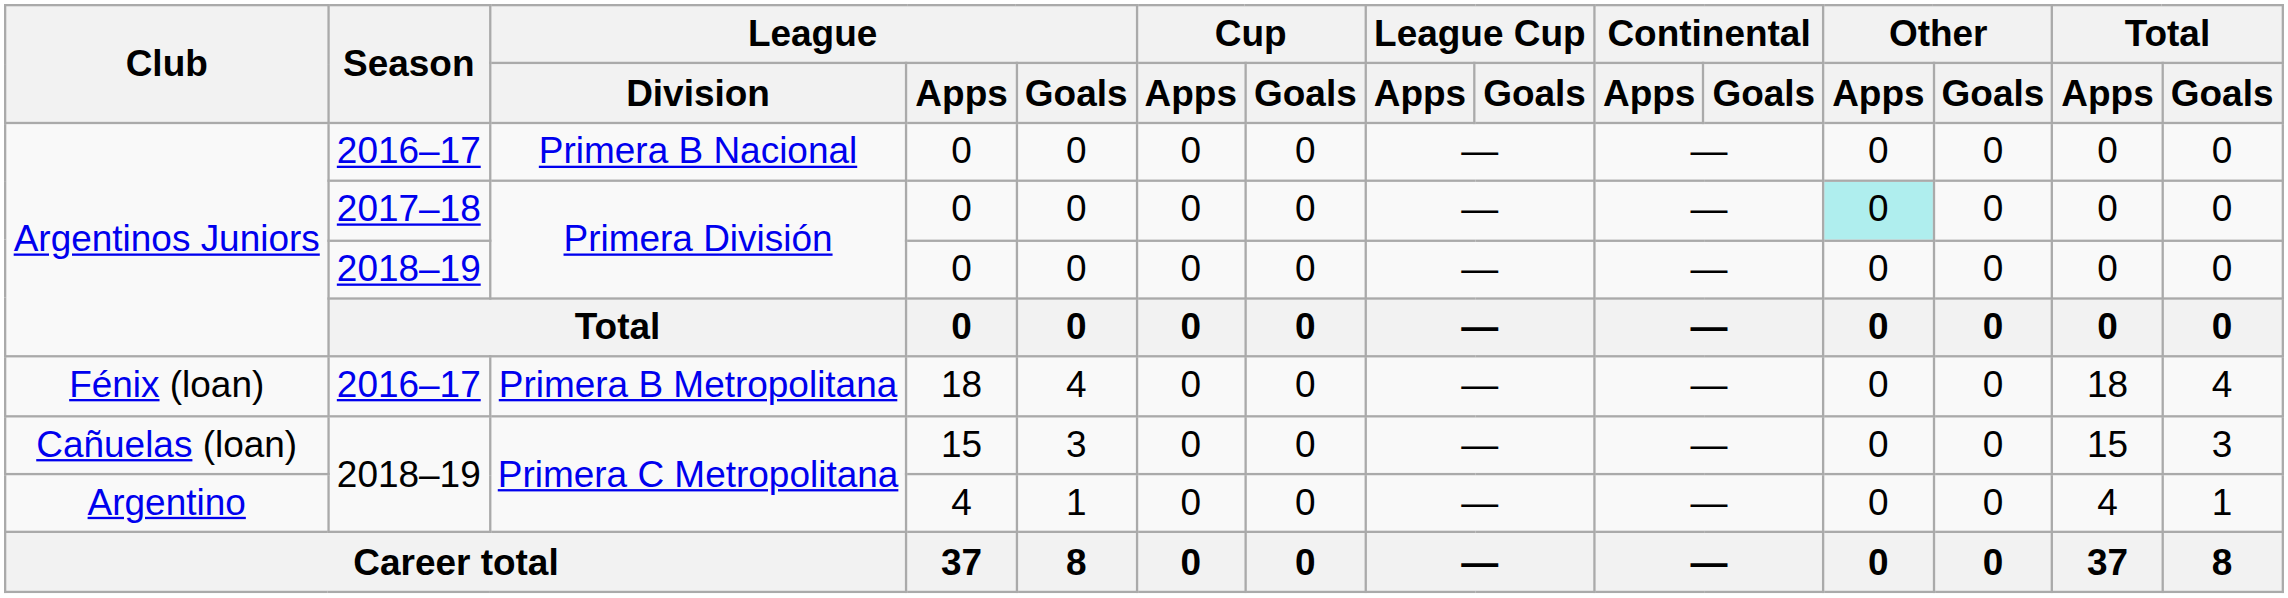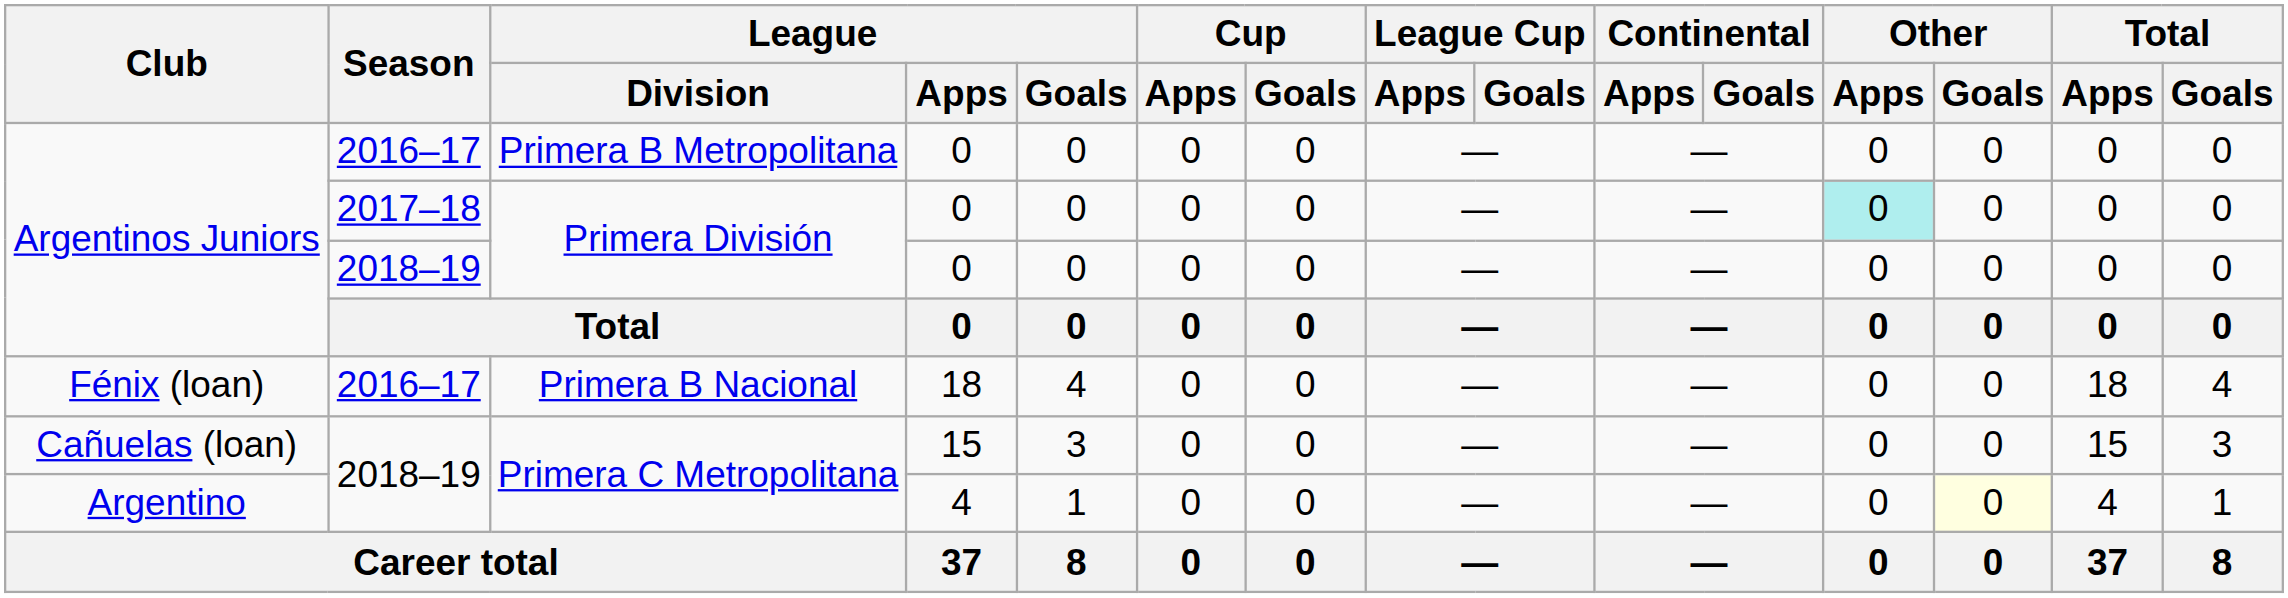(698, 151) Primera B Nacional -> (698, 151) Primera B Metropolitana
(698, 385) Primera B Metropolitana -> (698, 385) Primera B Nacional
(1993, 502) no background -> (1993, 502) lightyellow background
